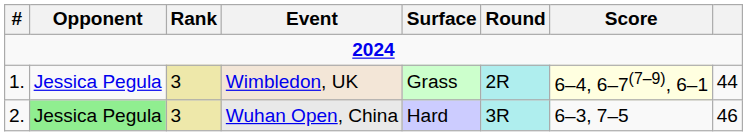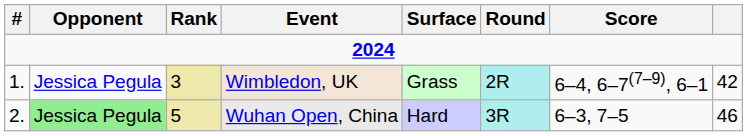(631, 82) lightyellow background -> (631, 82) no background
(727, 82) 44 -> (727, 82) 42
(176, 115) 3 -> (176, 115) 5
